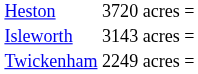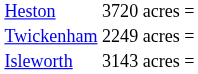rows swapped: (39, 36) <-> (51, 61)
